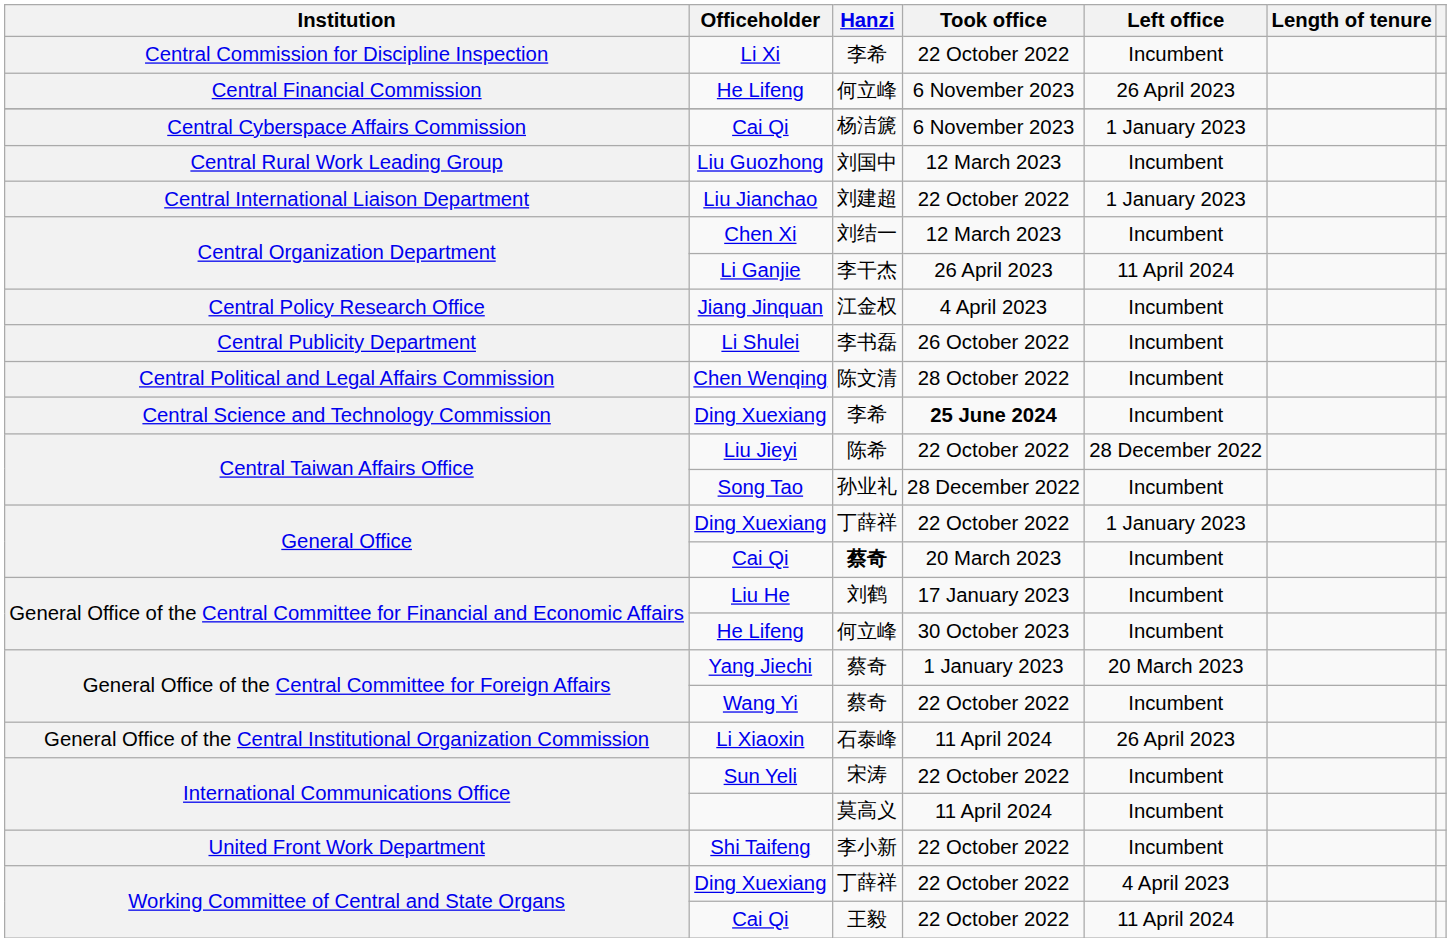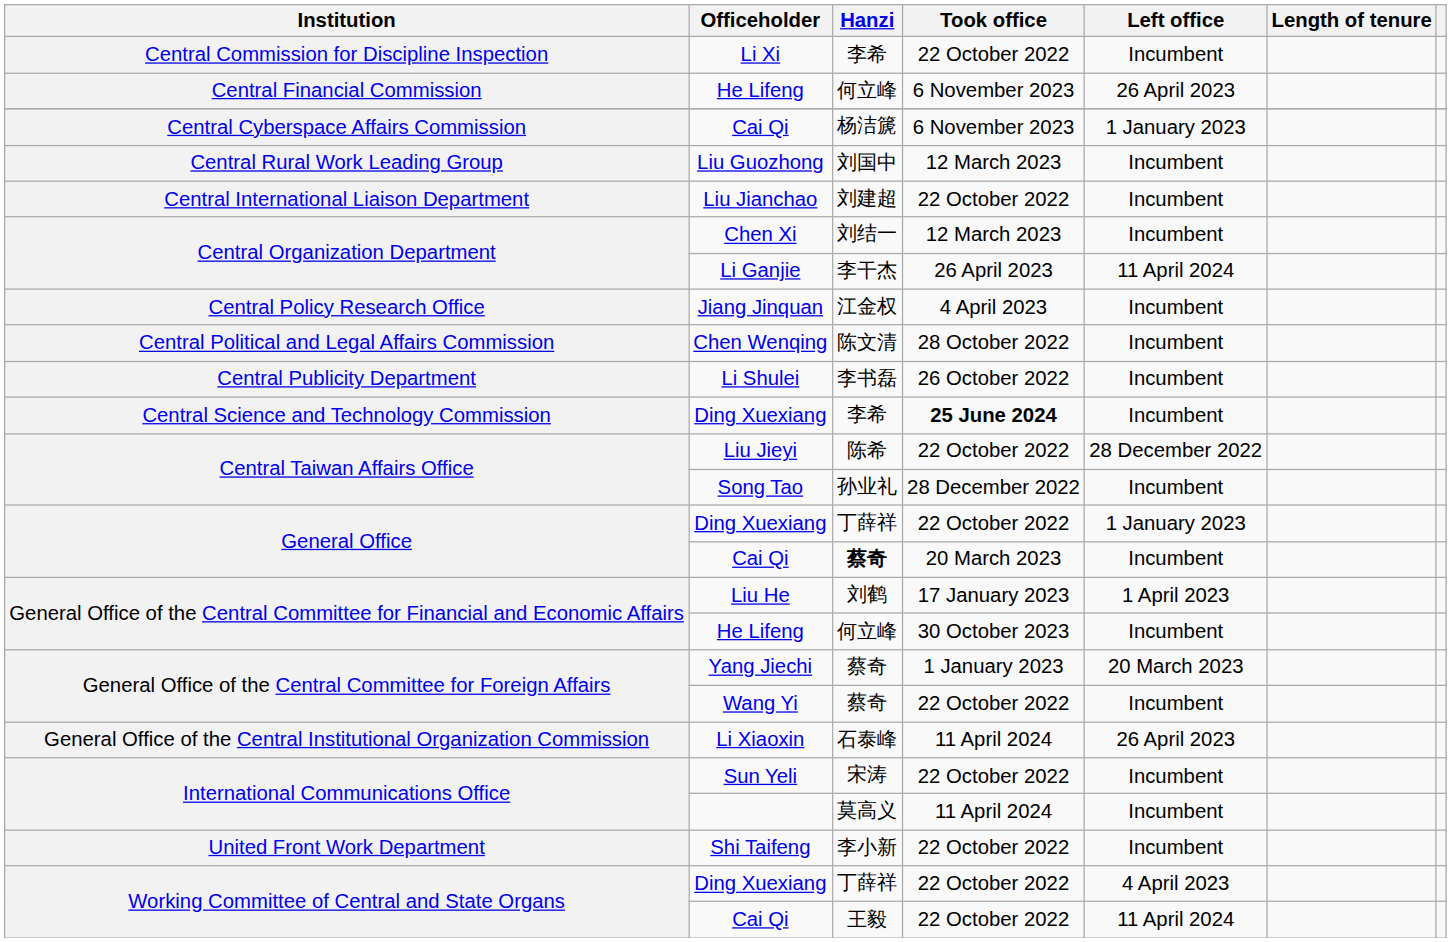(1176, 198) 1 January 2023 -> (1176, 198) Incumbent
rows swapped: (347, 379) <-> (347, 343)
(1176, 595) Incumbent -> (1176, 595) 1 April 2023
